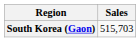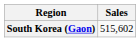(117, 28) 515,703 -> (117, 28) 515,602
